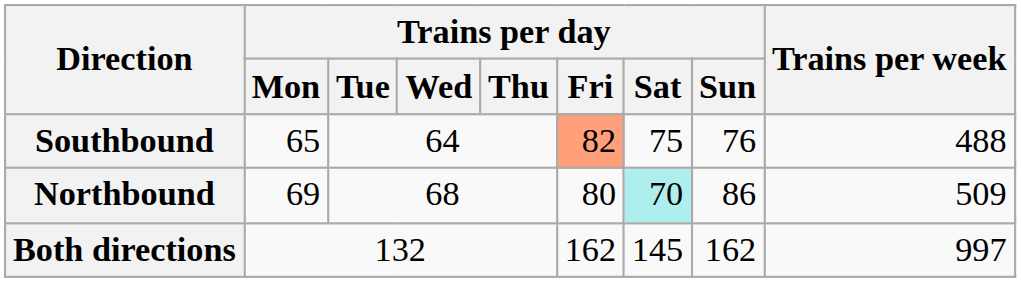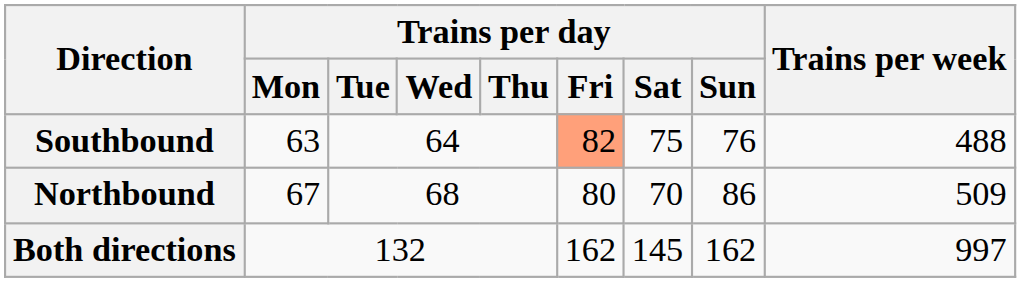(303, 140) 65 -> (303, 140) 63
(303, 194) 69 -> (303, 194) 67
(666, 194) paleturquoise background -> (666, 194) no background
